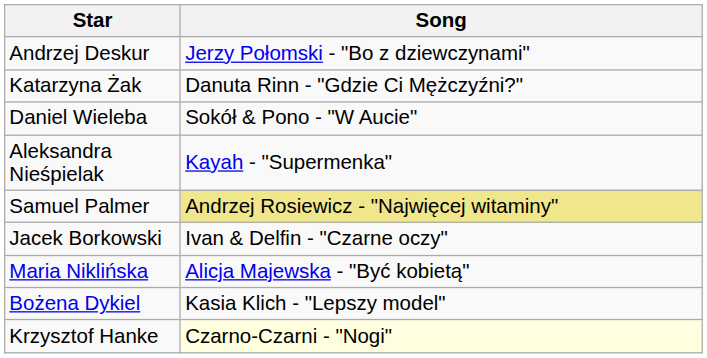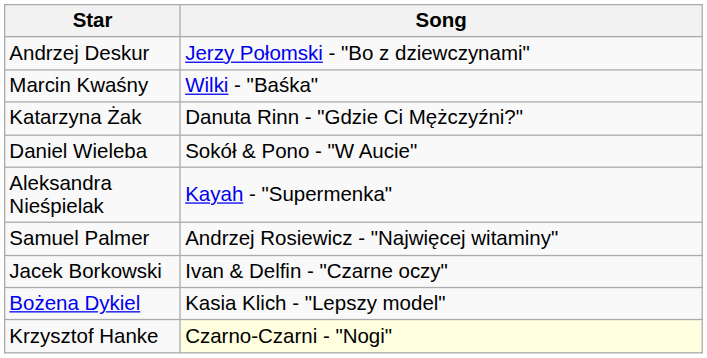+ row: (79, 85)
(372, 206) khaki background -> (372, 238) no background
- row: (79, 271)
